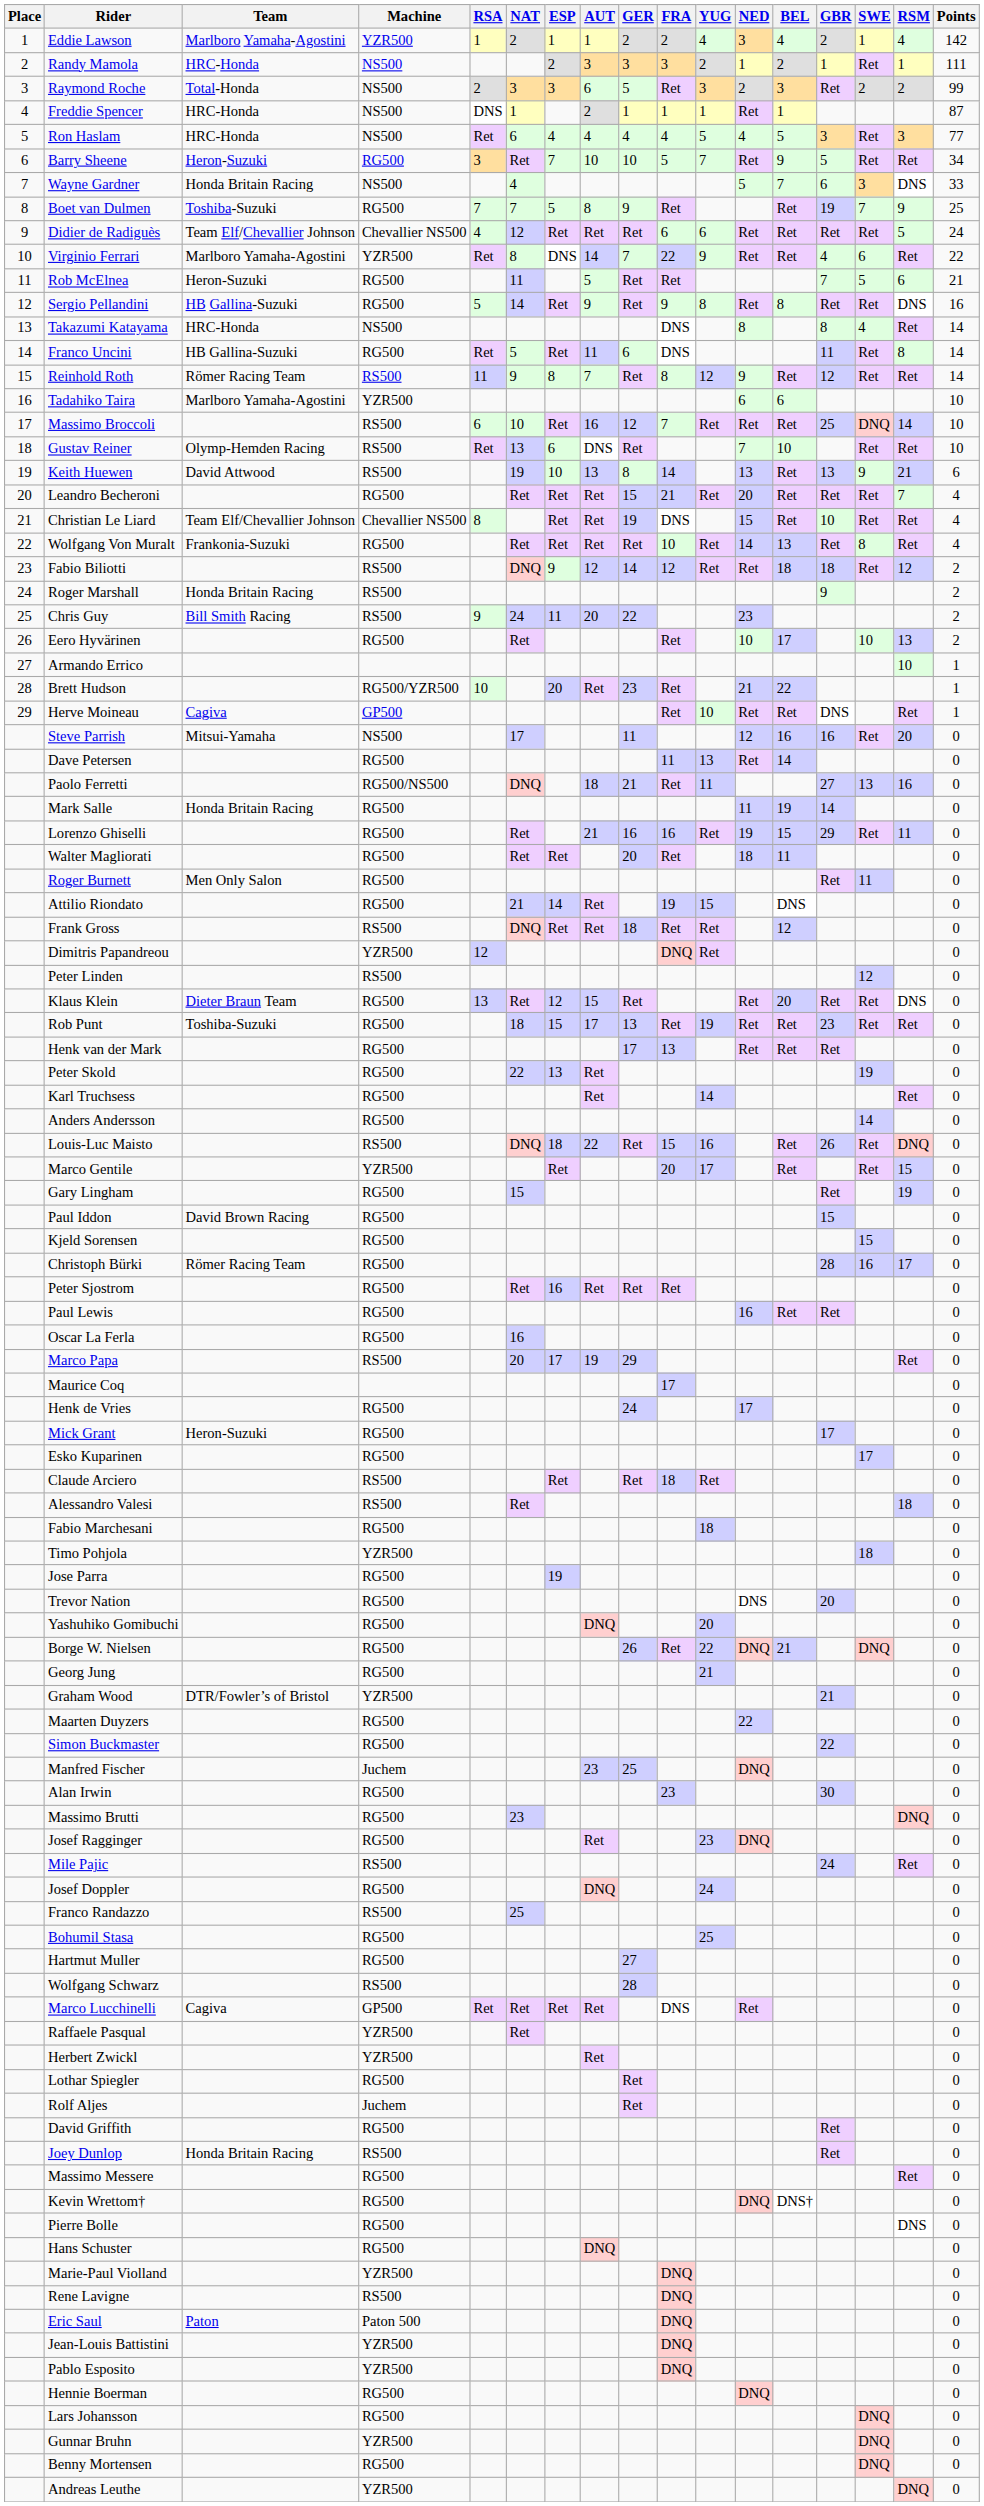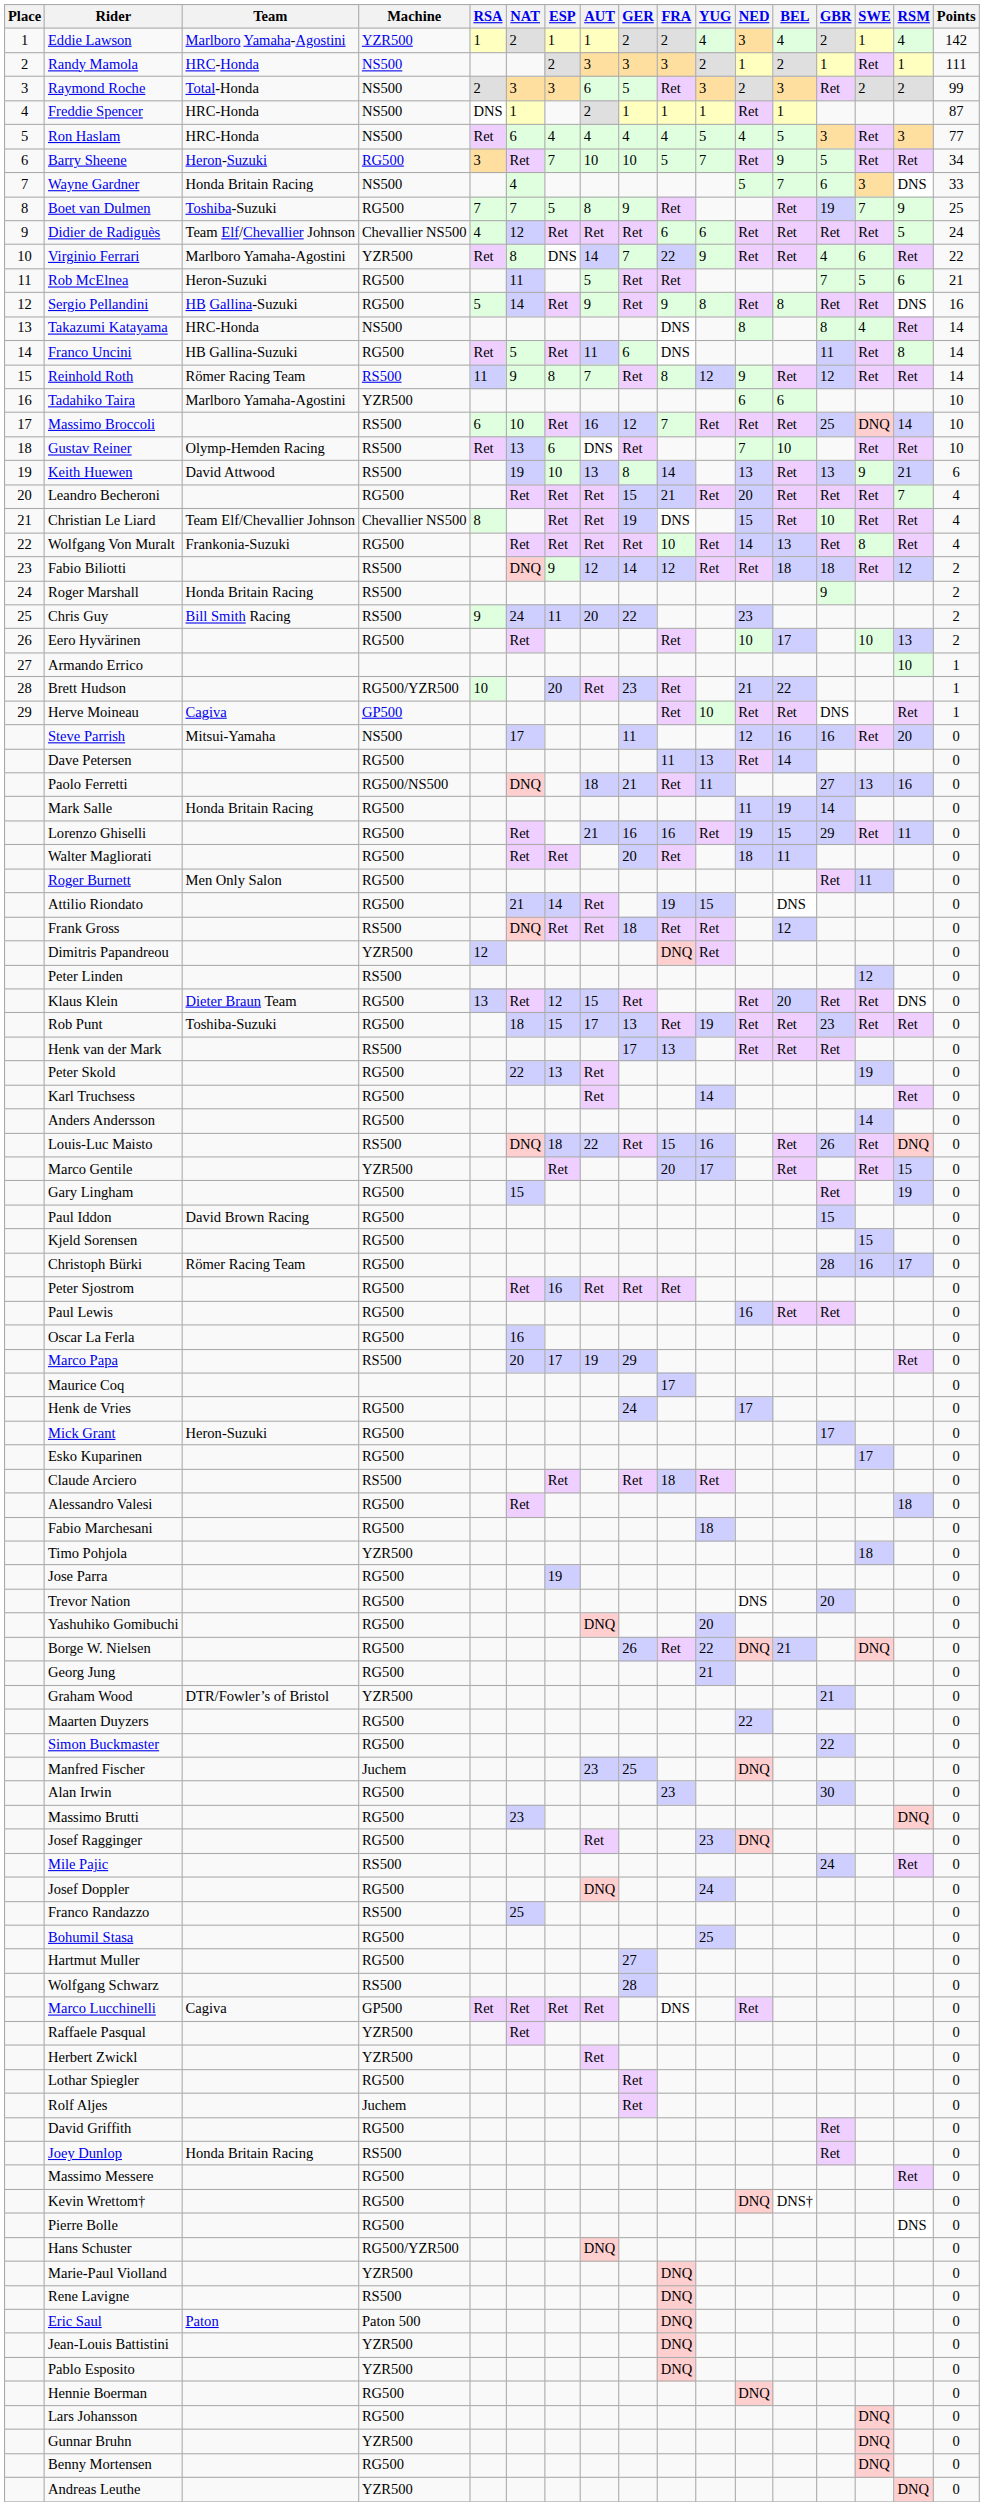(383, 1048) RG500 -> (382, 1048) RS500
(382, 1504) RS500 -> (383, 1504) RG500
(383, 2248) RG500 -> (410, 2248) RG500/YZR500
